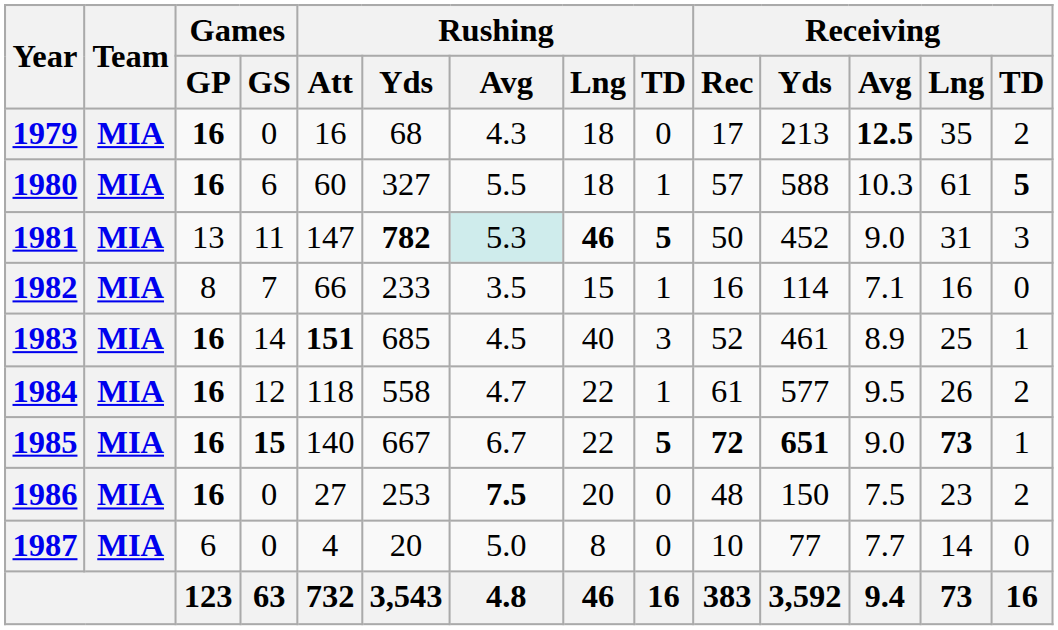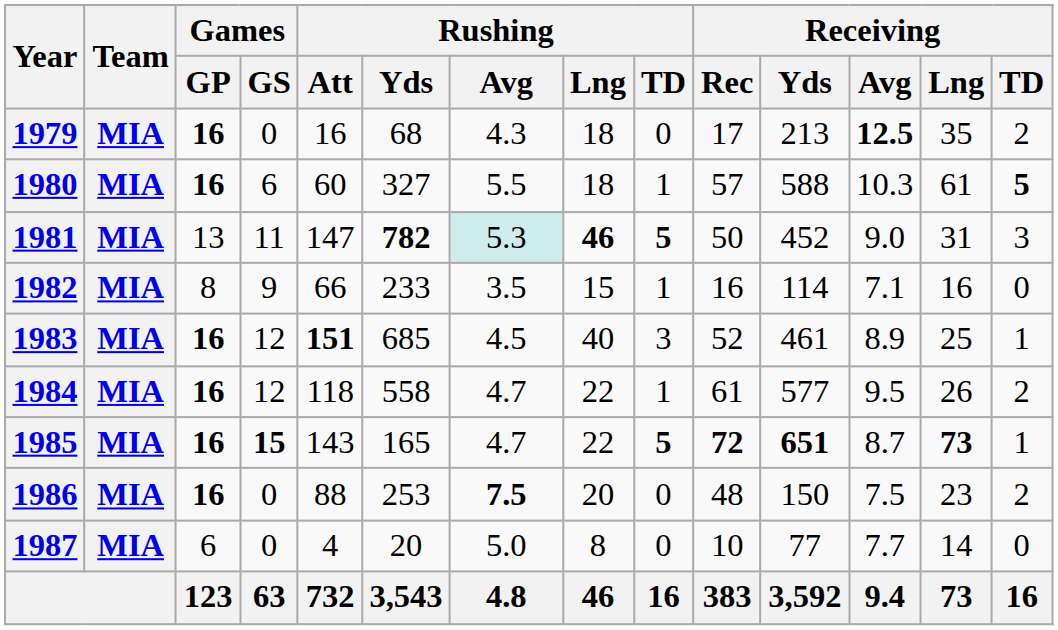(269, 287) 7 -> (269, 287) 9
(269, 339) 14 -> (269, 339) 12
(330, 442) 140 -> (330, 442) 143
(406, 442) 667 -> (406, 442) 165
(506, 442) 6.7 -> (506, 442) 4.7
(885, 442) 9.0 -> (885, 442) 8.7
(330, 493) 27 -> (330, 493) 88
